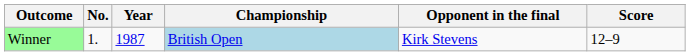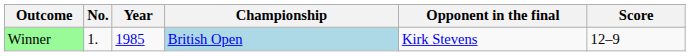(130, 39) 1987 -> (130, 39) 1985
